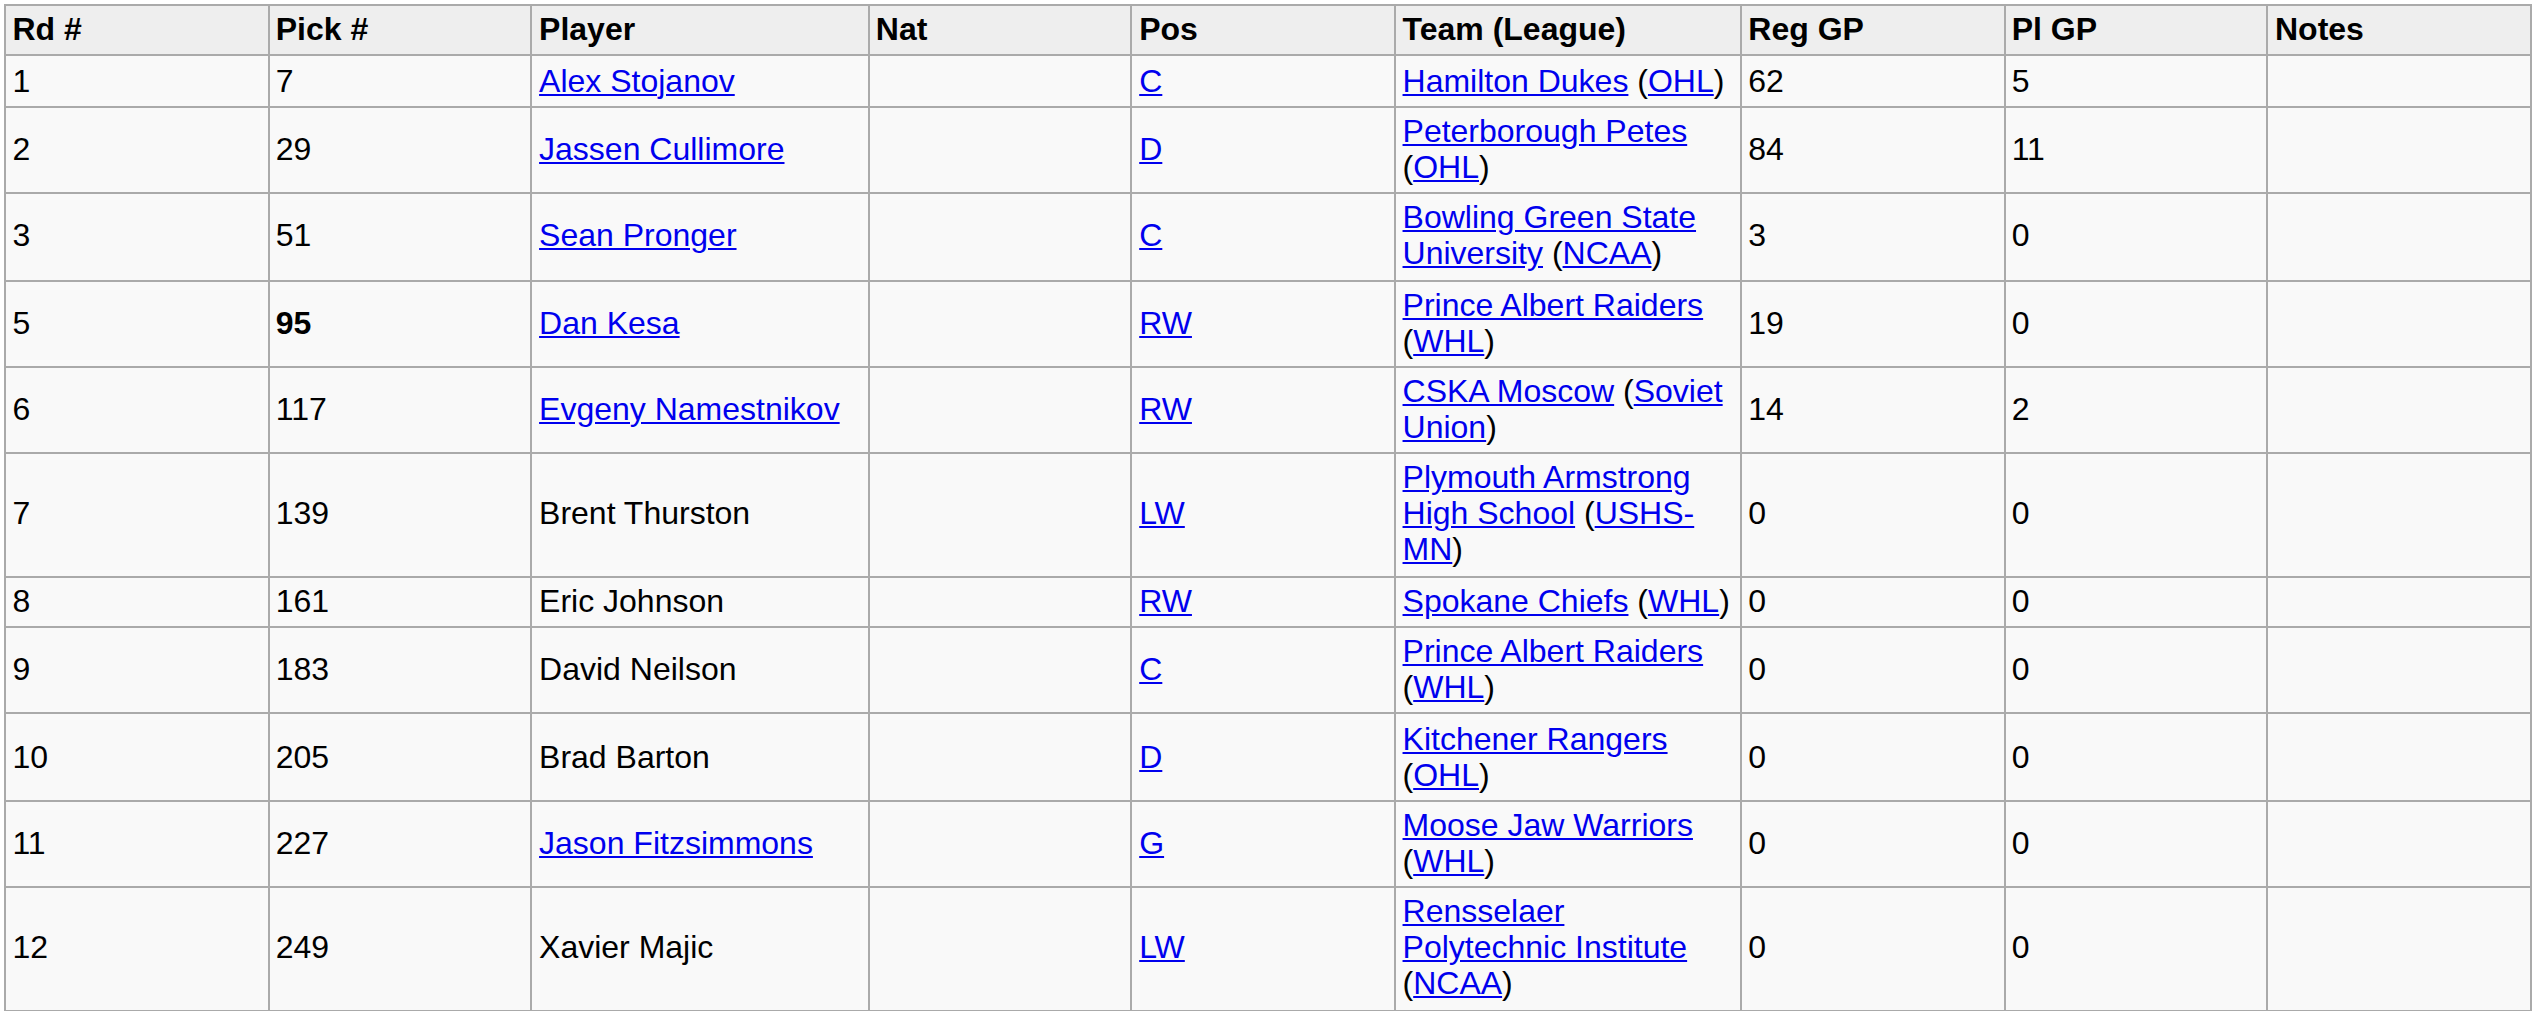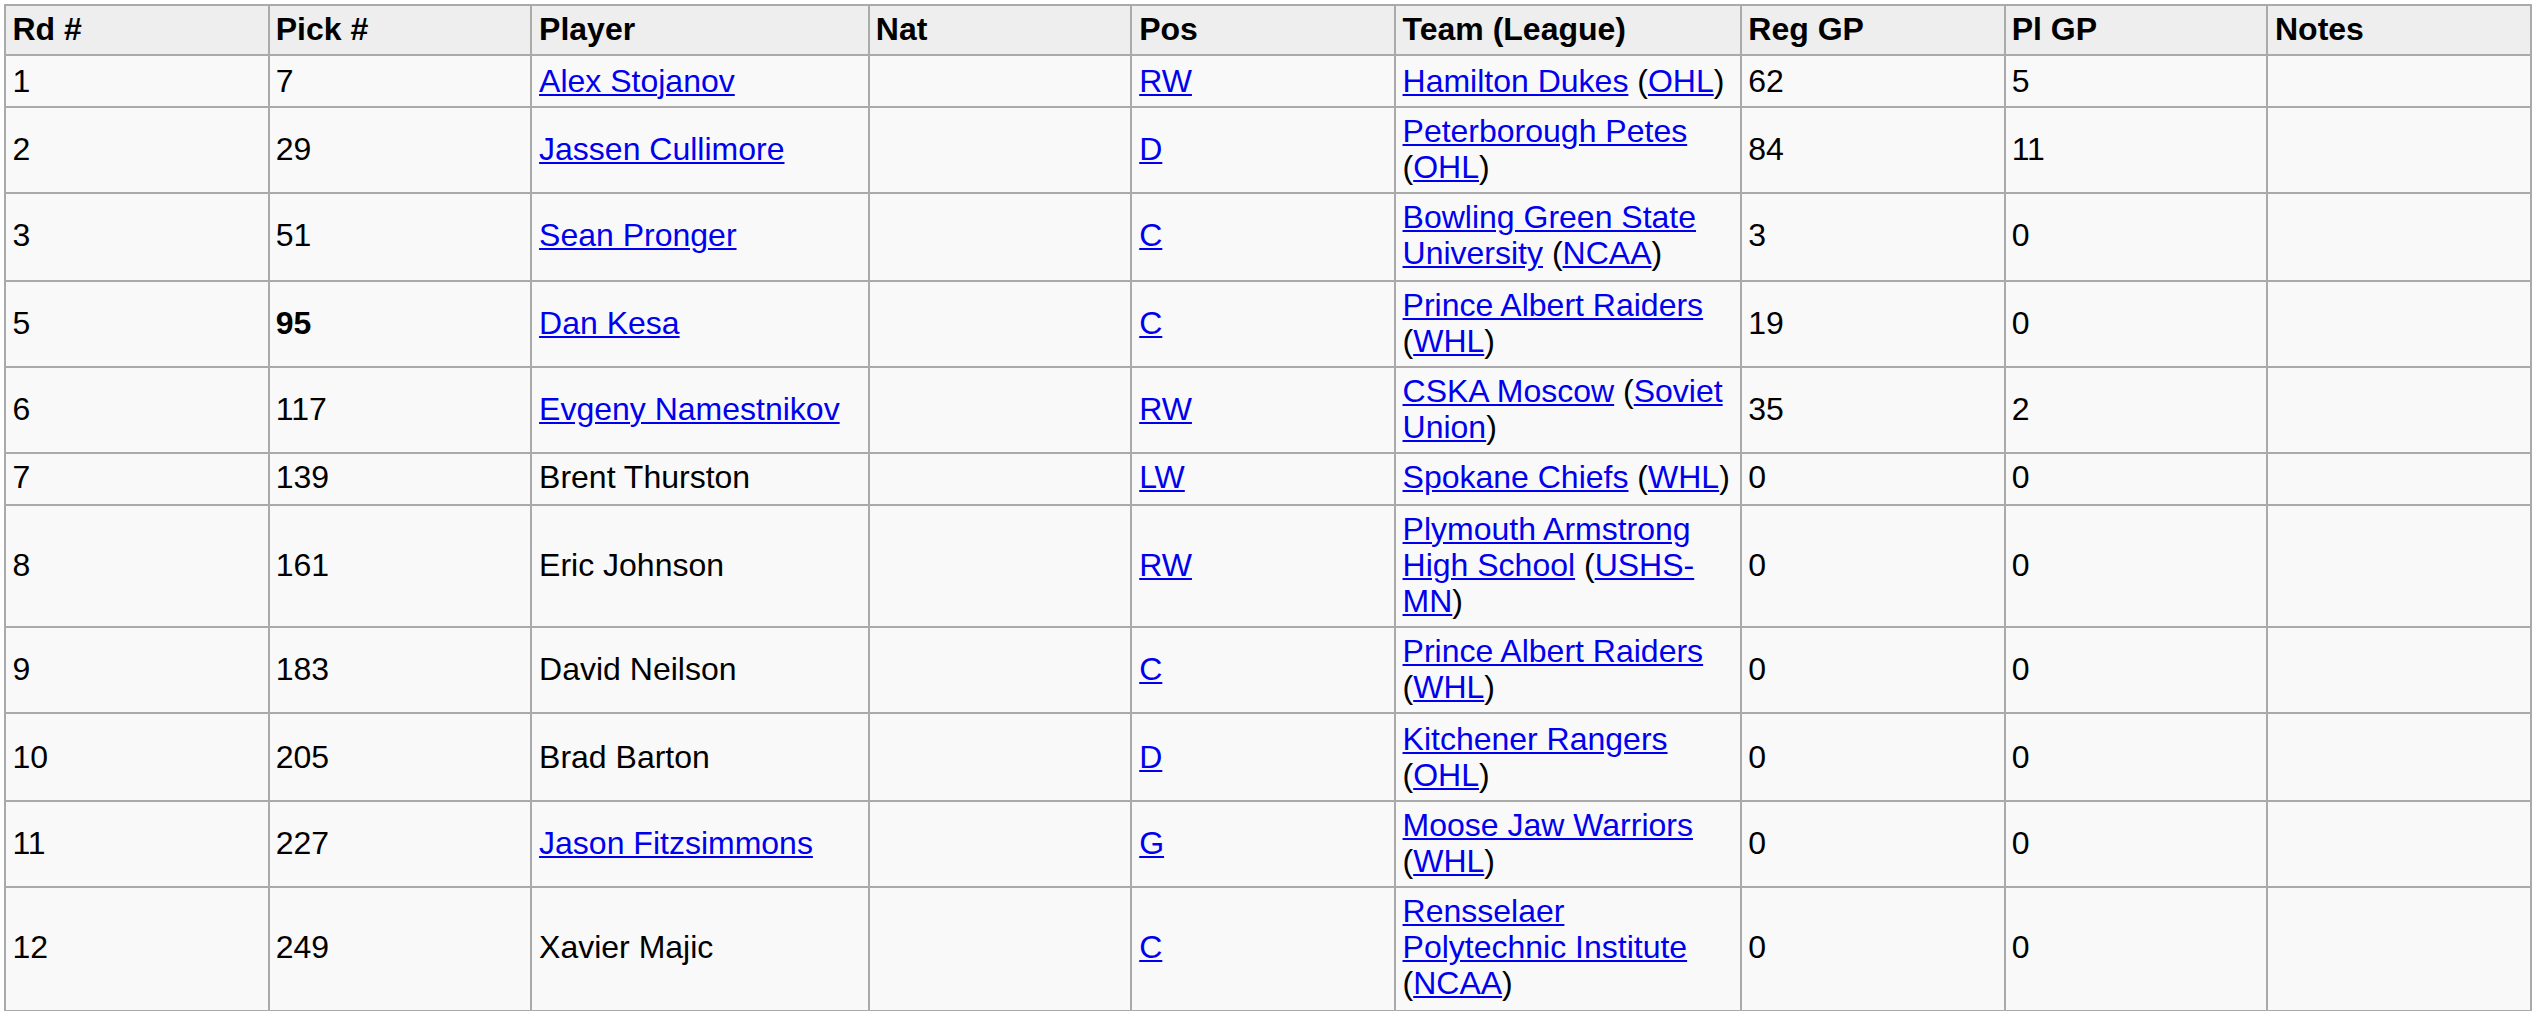(1151, 80) C -> (1166, 80) RW
(1166, 322) RW -> (1151, 322) C
(1766, 409) 14 -> (1766, 409) 35
(1548, 514) Plymouth Armstrong High School (USHS-MN) -> (1566, 478) Spokane Chiefs (WHL)
(1566, 601) Spokane Chiefs (WHL) -> (1548, 565) Plymouth Armstrong High School (USHS-MN)
(1162, 948) LW -> (1151, 948) C
